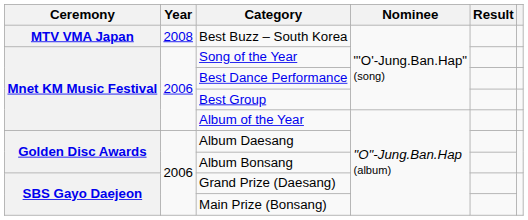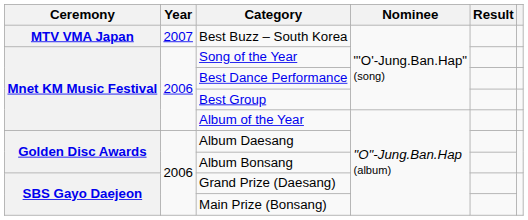(178, 36) 2008 -> (178, 36) 2007
